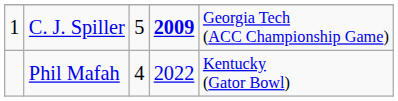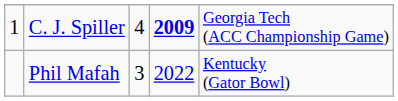(139, 27) 5 -> (139, 27) 4
(139, 73) 4 -> (139, 73) 3
